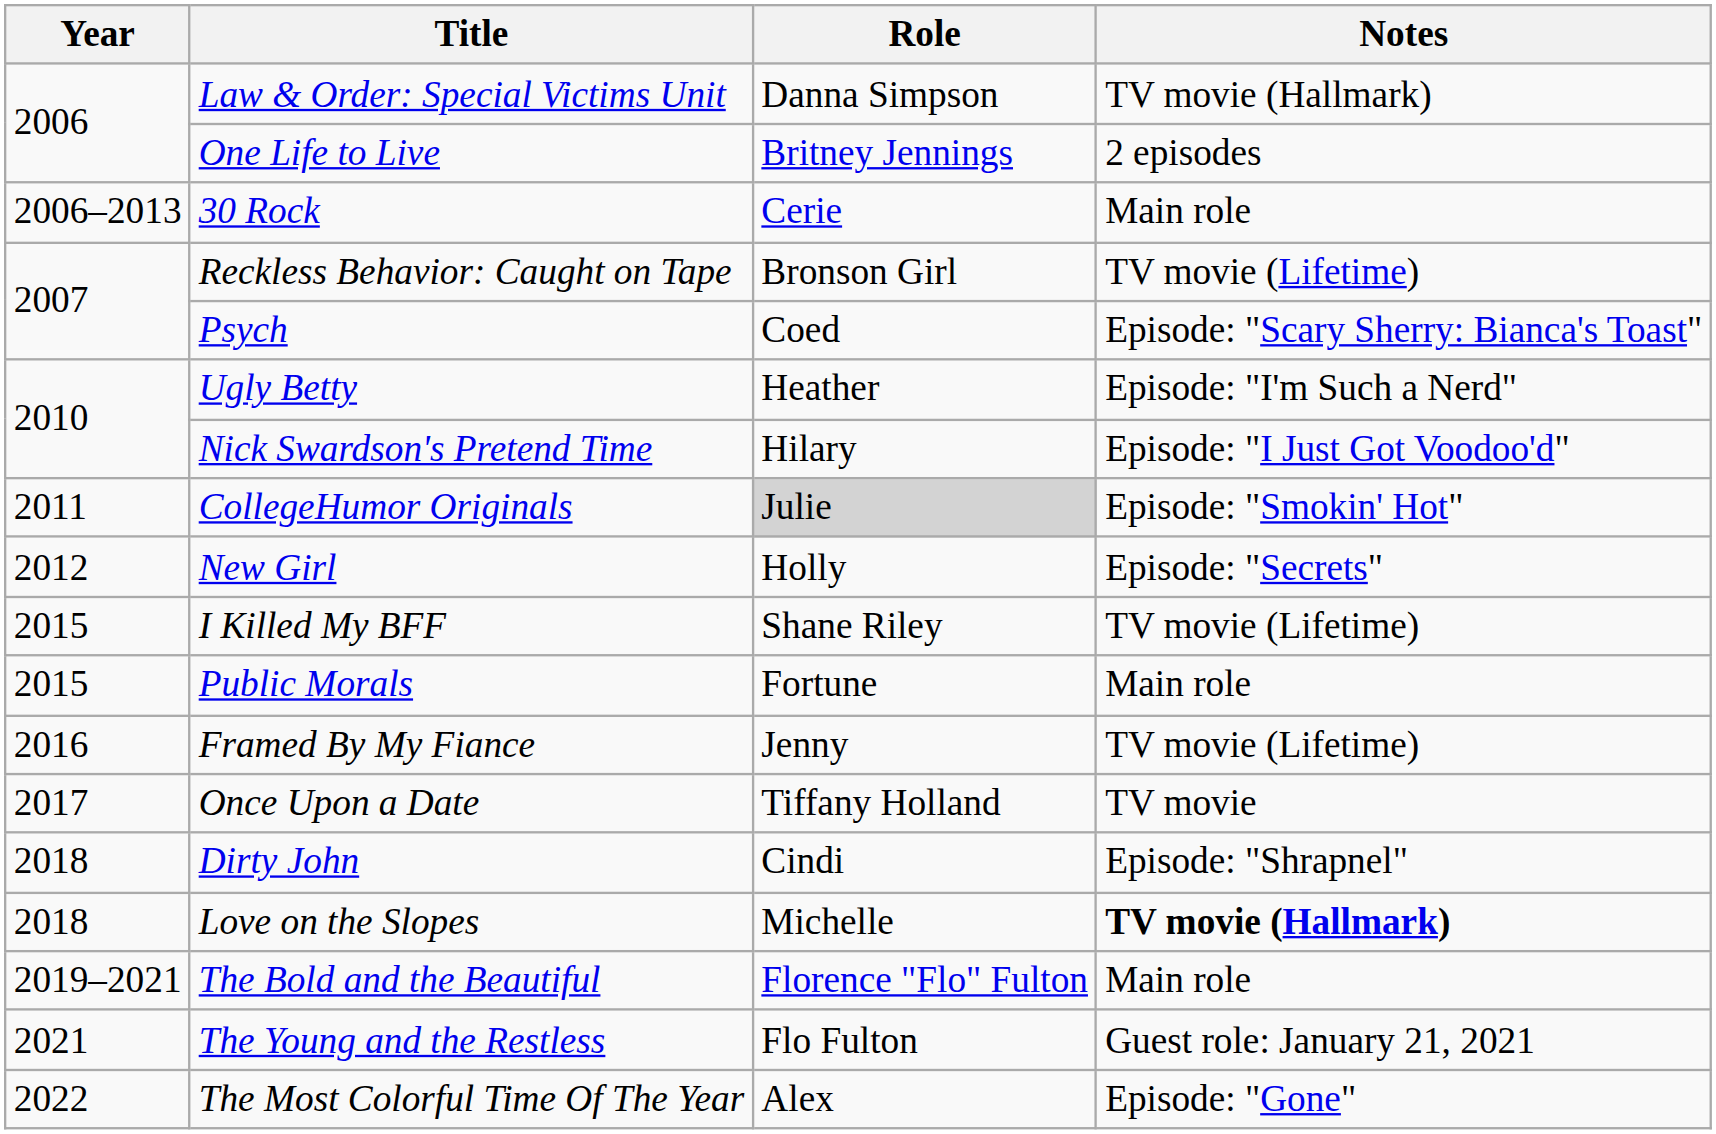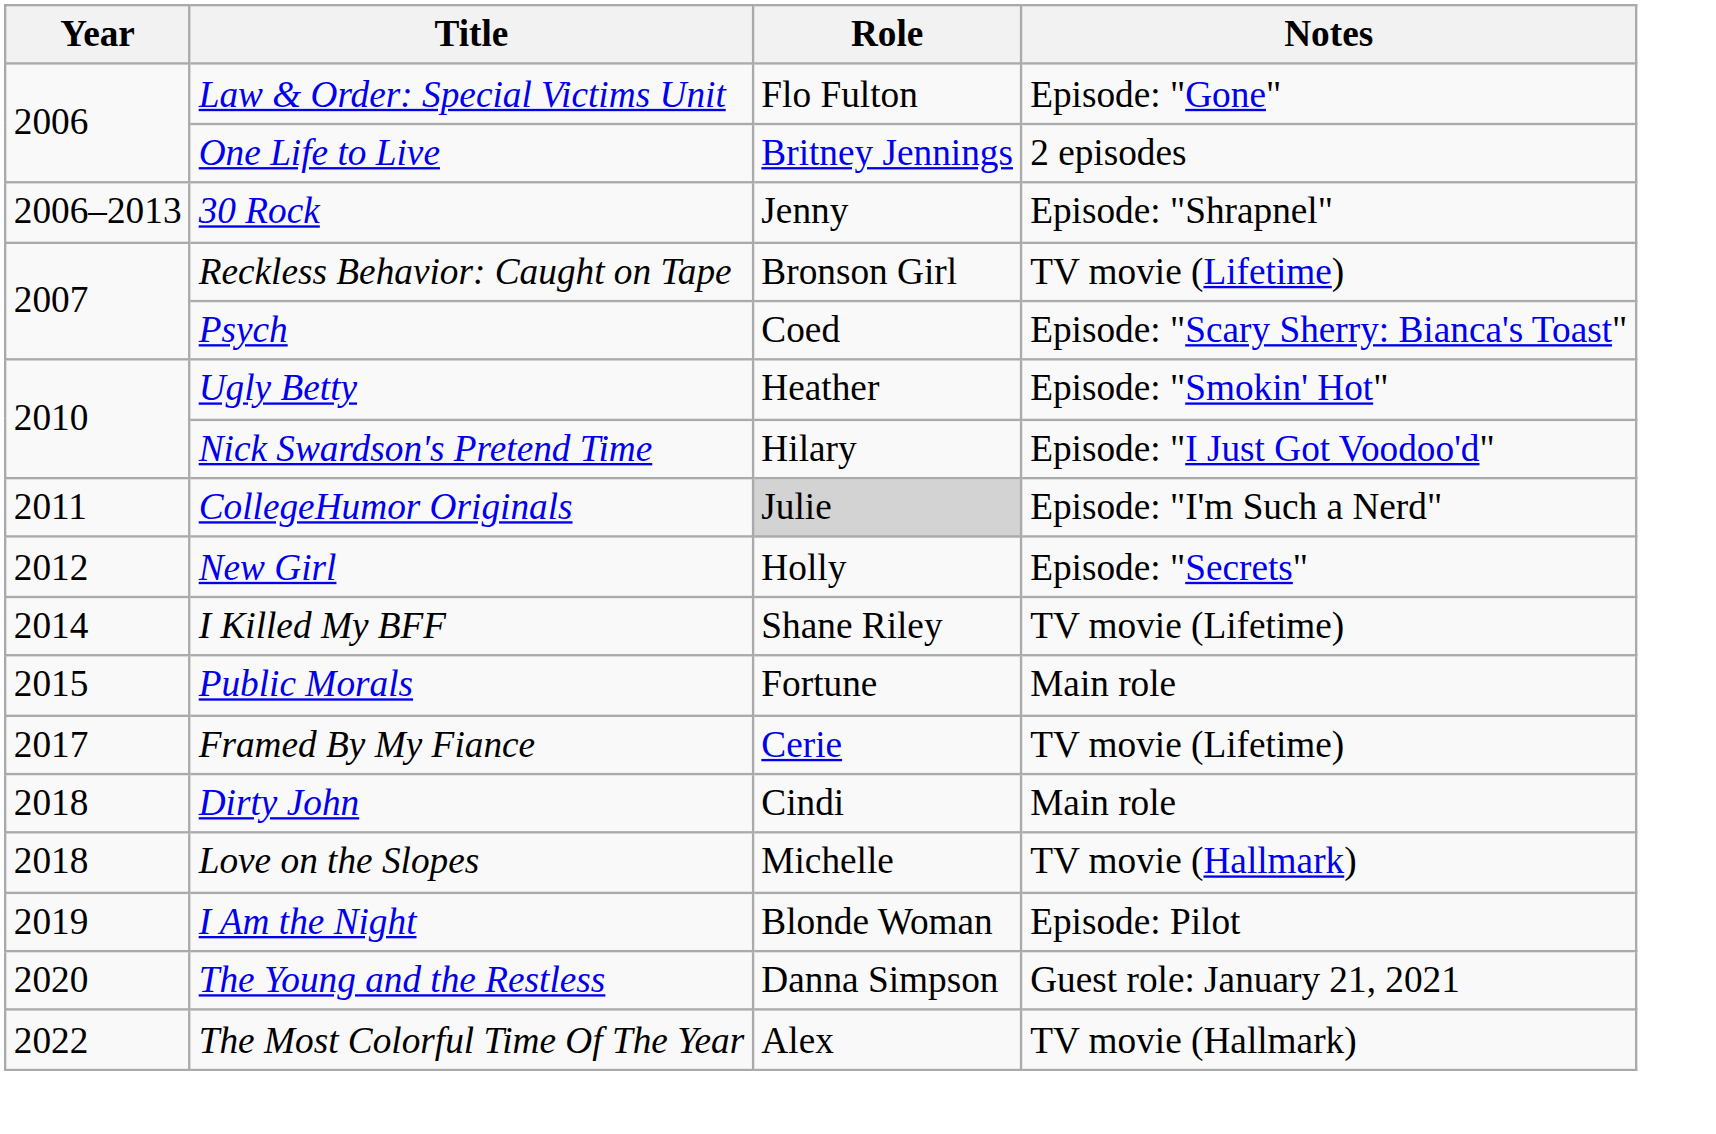(880, 93) Danna Simpson -> (840, 93) Flo Fulton
(1268, 93) TV movie (Hallmark) -> (1156, 93) Episode: "Gone"
(802, 211) Cerie -> (805, 211) Jenny
(1178, 211) Main role -> (1182, 211) Episode: "Shrapnel"
(1311, 388) Episode: "I'm Such a Nerd" -> (1209, 388) Episode: "Smokin' Hot"
(1284, 507) Episode: "Smokin' Hot" -> (1236, 507) Episode: "I'm Such a Nerd"
(51, 625) 2015 -> (51, 625) 2014
(51, 743) 2016 -> (51, 743) 2017
(805, 743) Jenny -> (802, 743) Cerie
- row: (339, 802)
(1257, 861) Episode: "Shrapnel" -> (1103, 802) Main role
(1278, 920) bold -> (1193, 861) normal
+ row: (308, 920)
- row: (400, 980)
(51, 1039) 2021 -> (51, 980) 2020
(840, 1039) Flo Fulton -> (880, 980) Danna Simpson
(1231, 1098) Episode: "Gone" -> (1193, 1039) TV movie (Hallmark)
